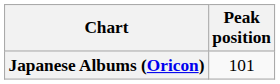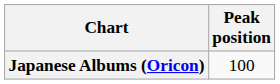(242, 65) 101 -> (242, 65) 100
